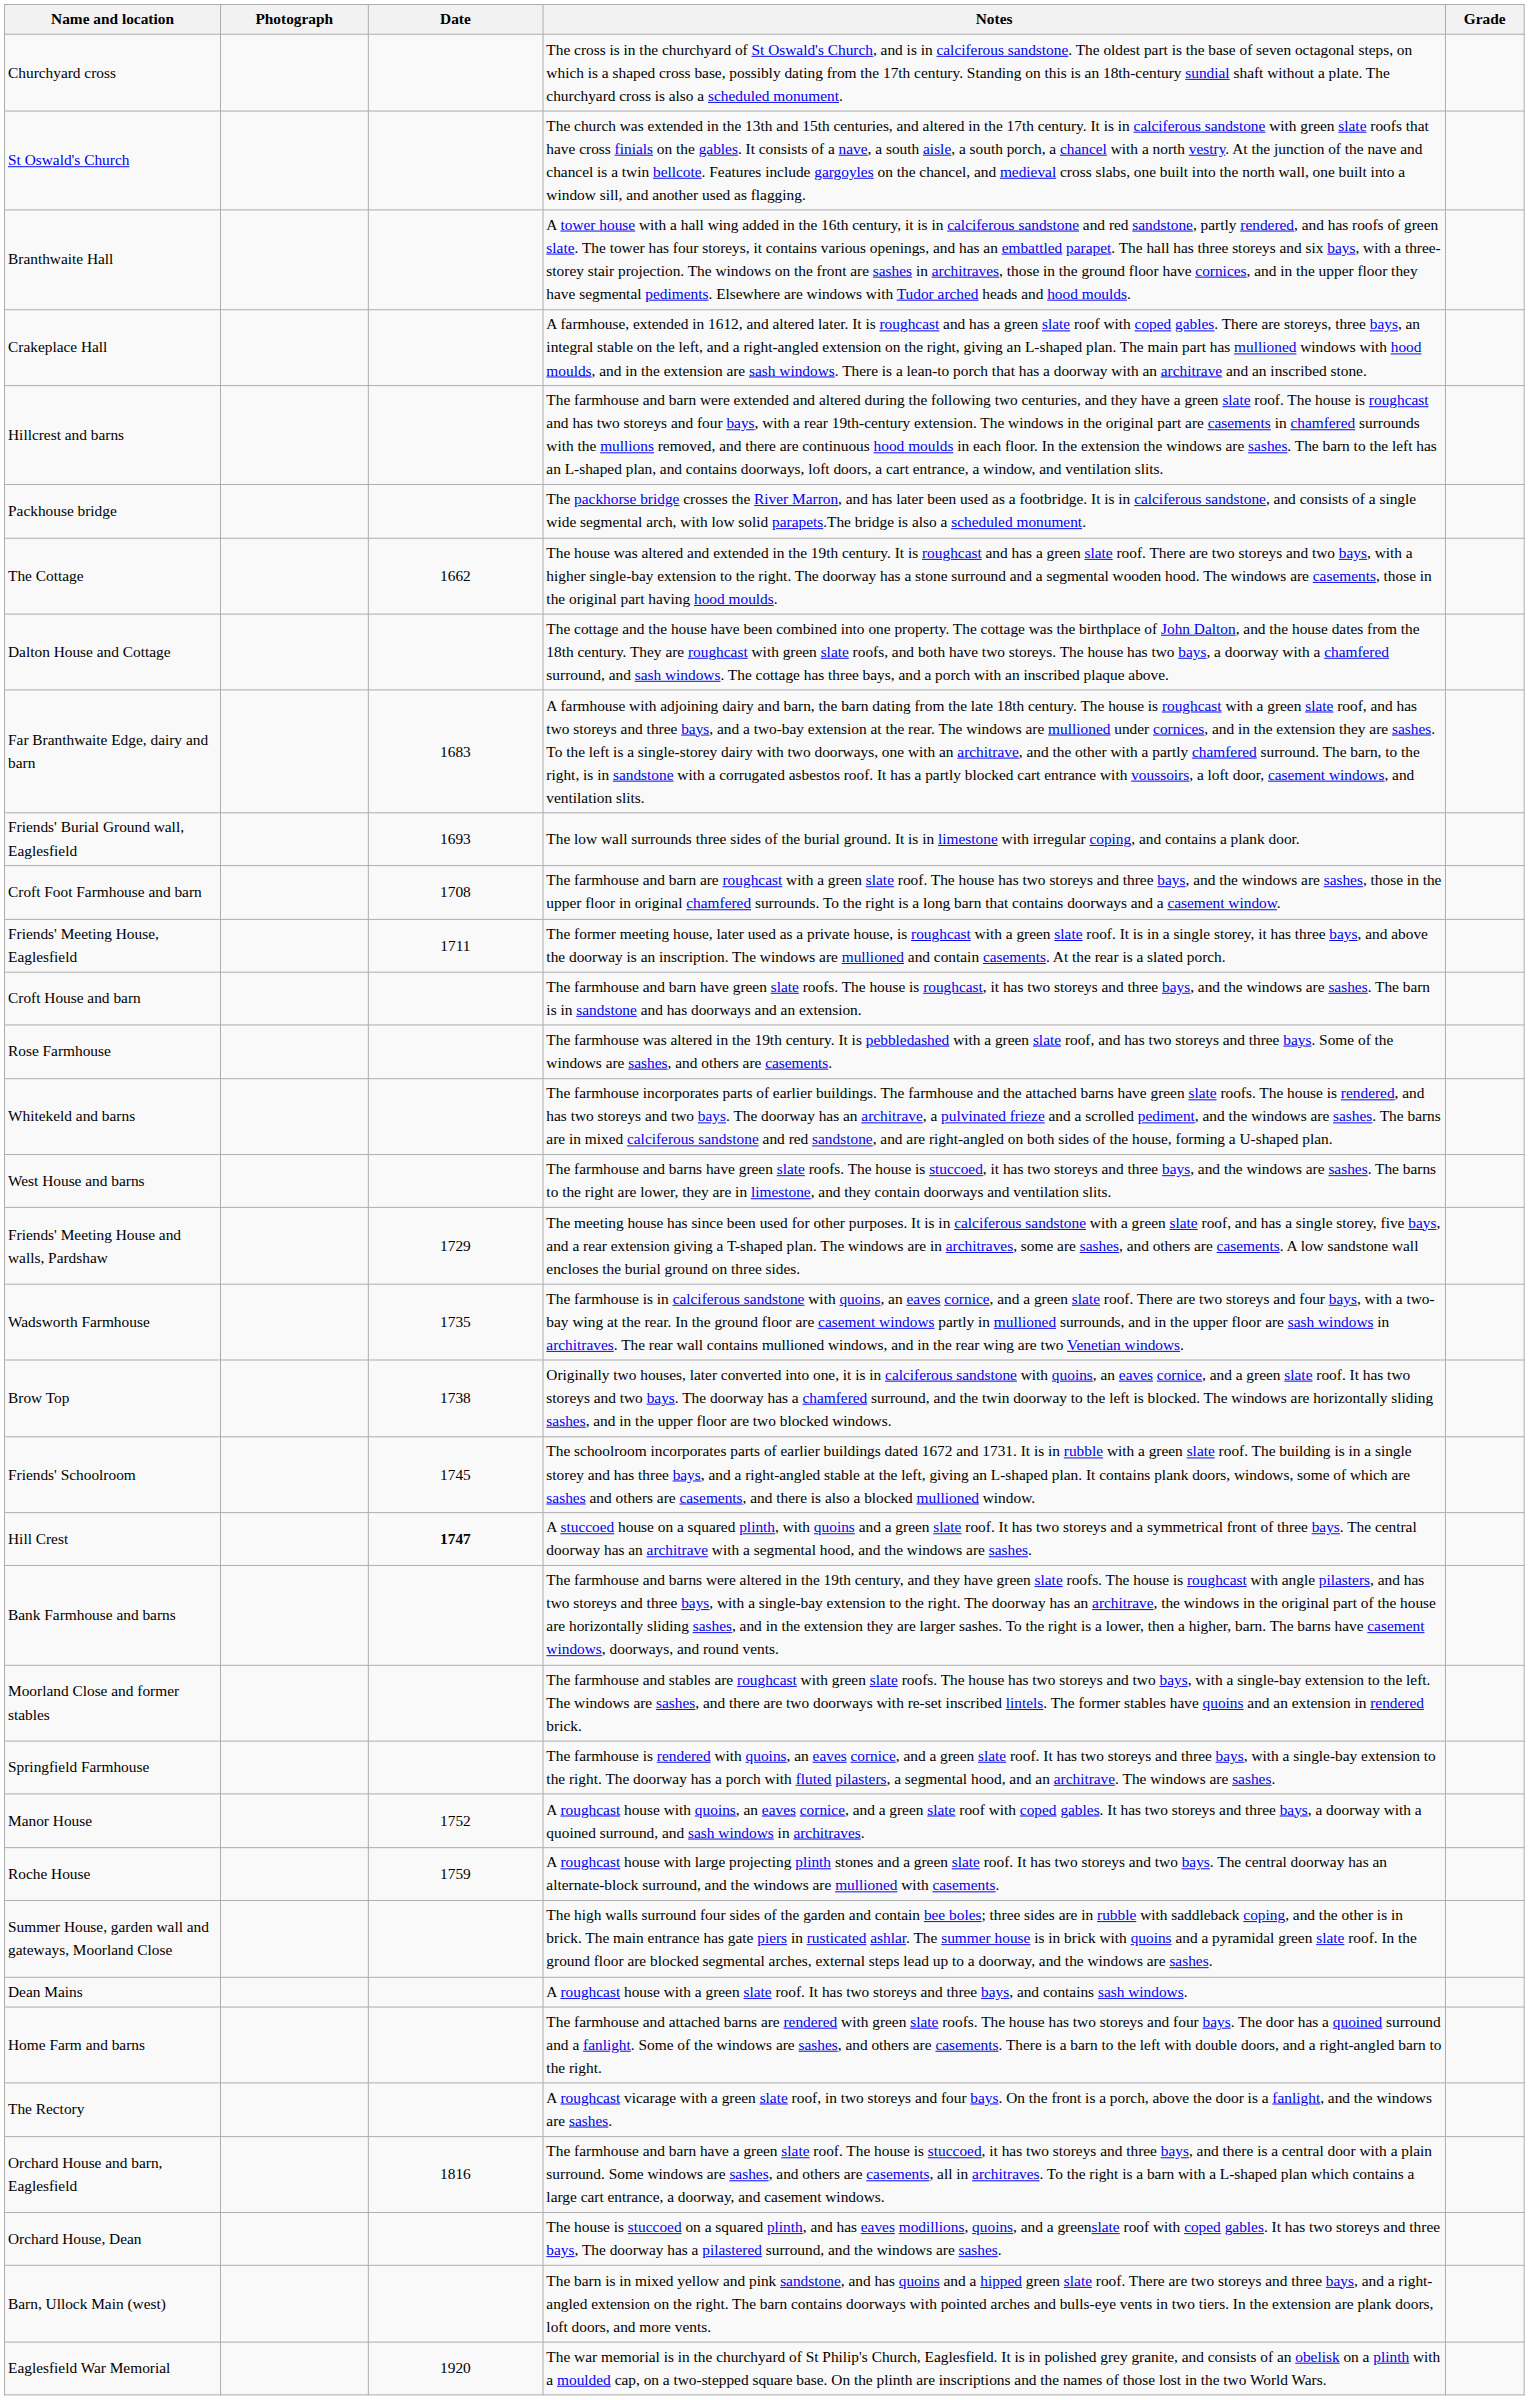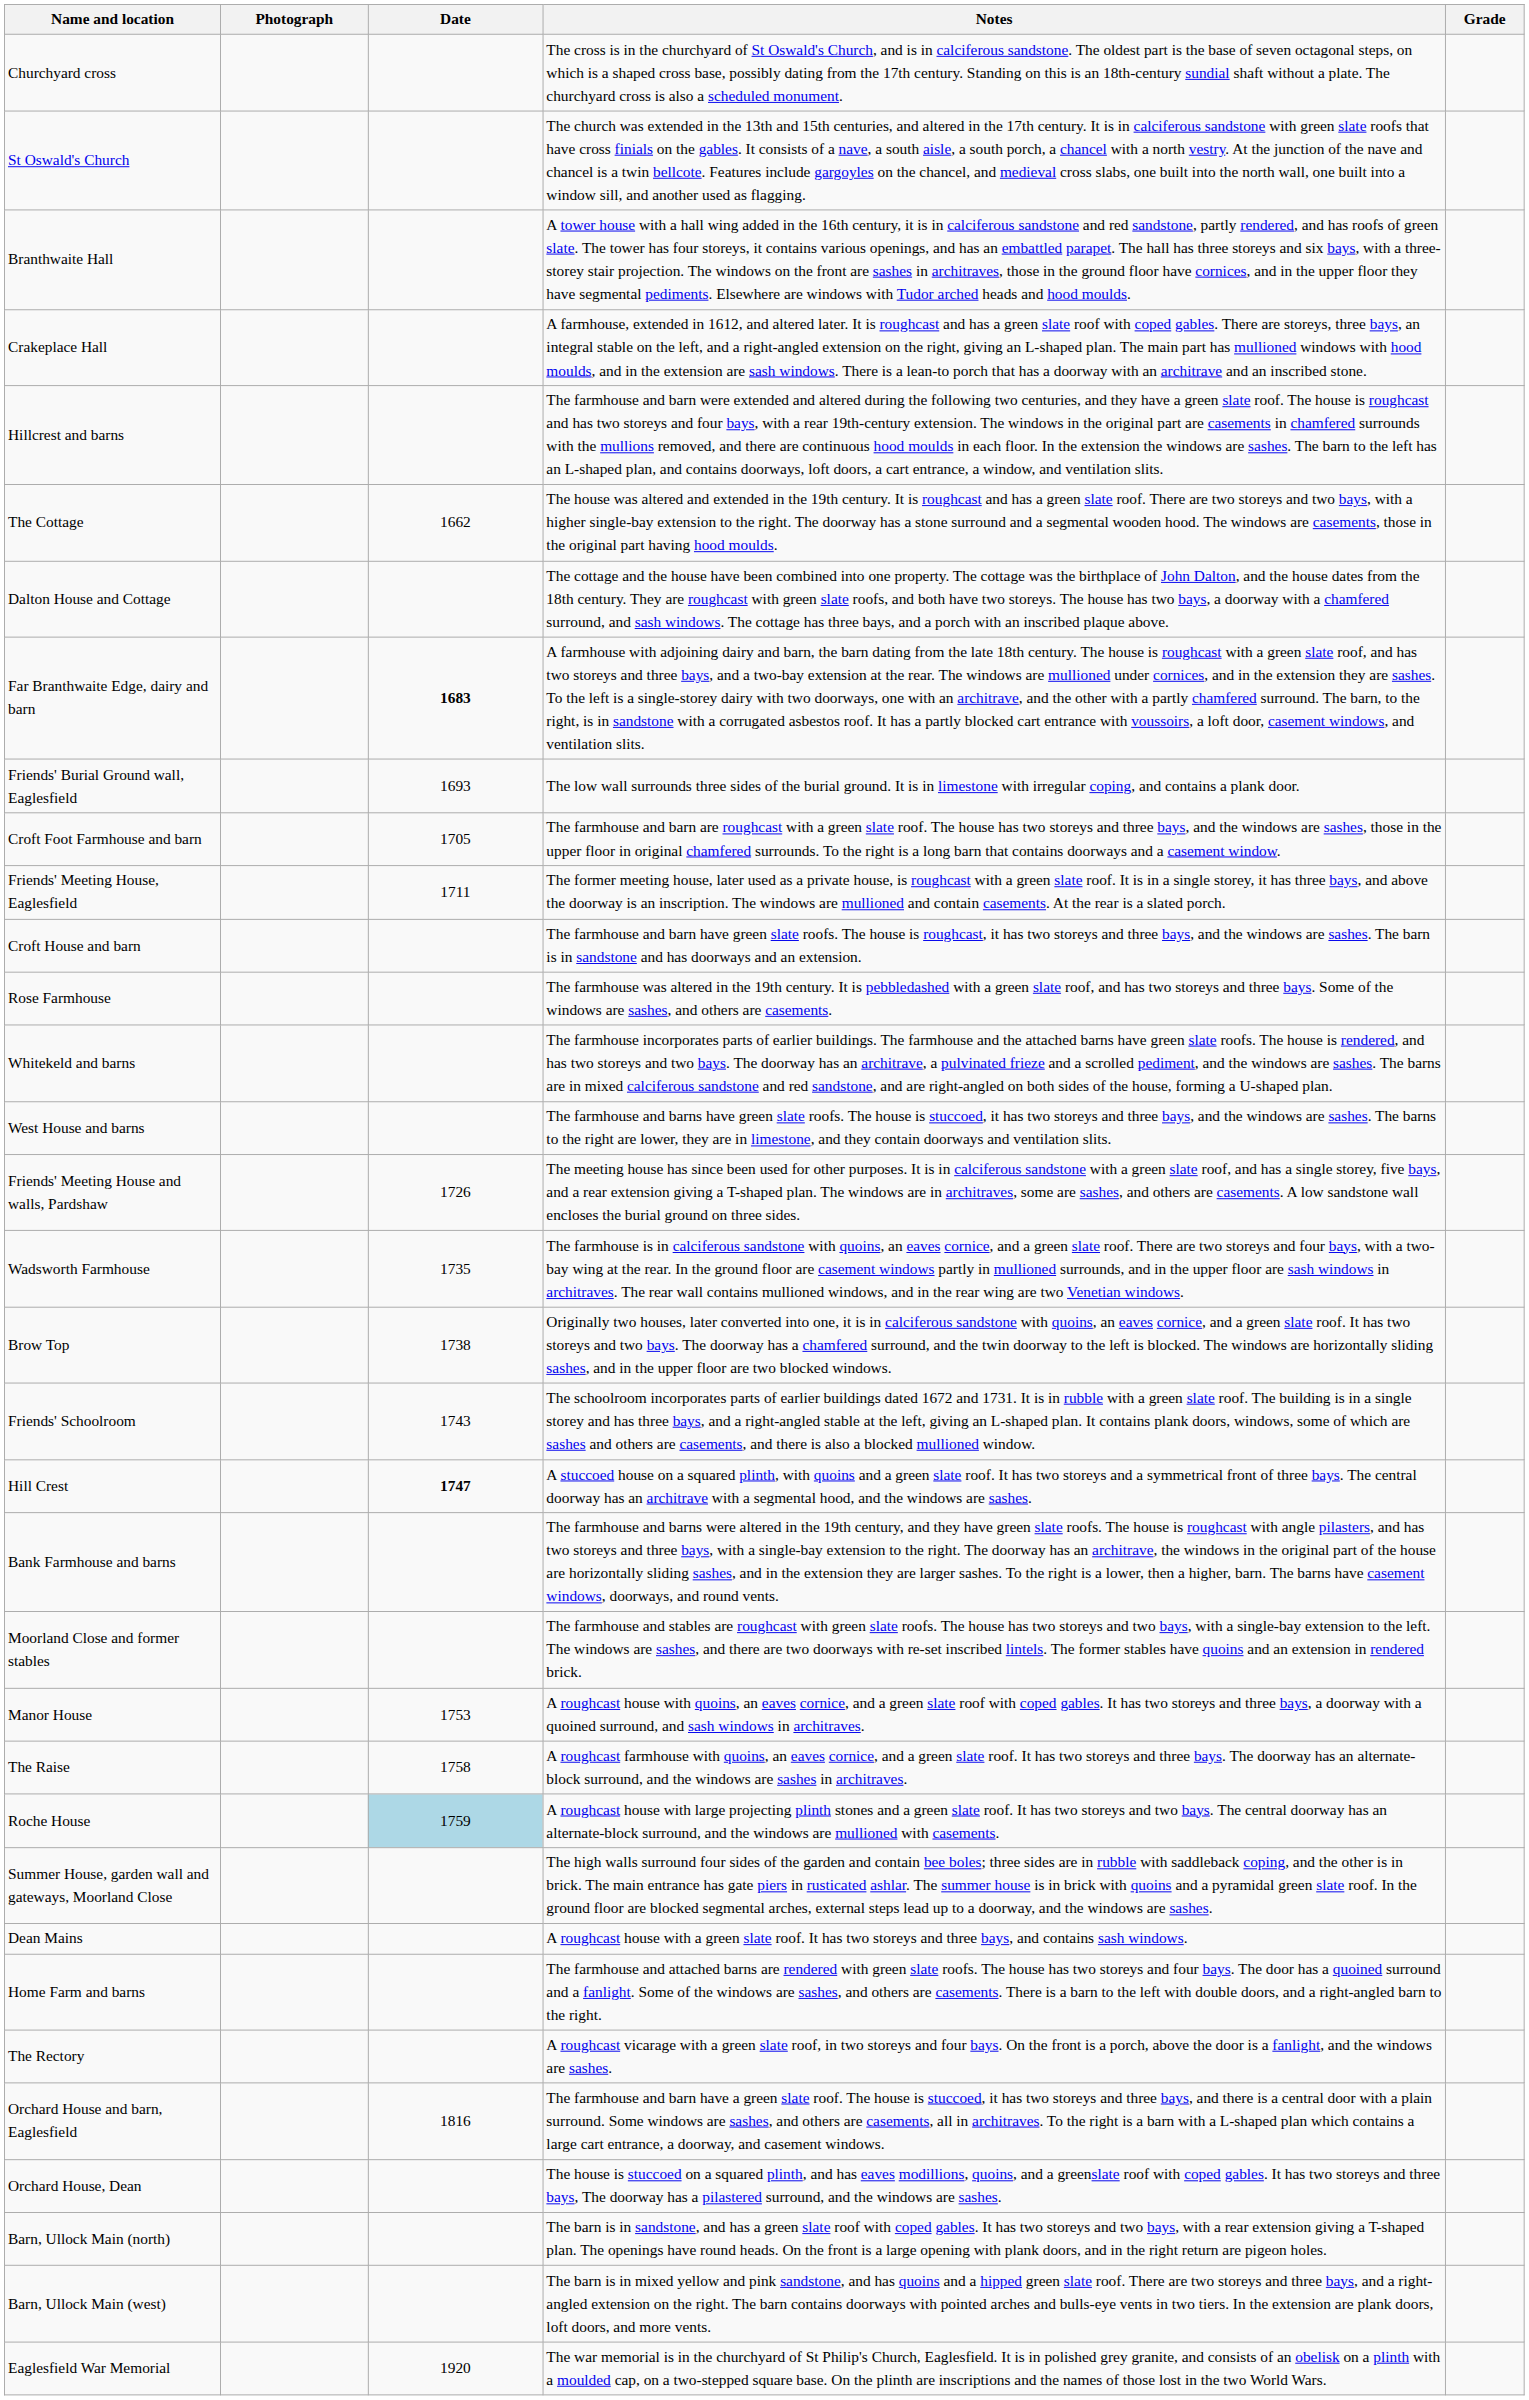- row: (62, 511)
(455, 751) normal -> (455, 698) bold
(455, 892) 1708 -> (455, 839) 1705
(455, 1245) 1729 -> (455, 1192) 1726
(455, 1474) 1745 -> (455, 1421) 1743
- row: (79, 1767)
(455, 1820) 1752 -> (455, 1714) 1753
+ row: (39, 1767)
(455, 1874) no background -> (455, 1820) lightblue background
+ row: (89, 2239)
